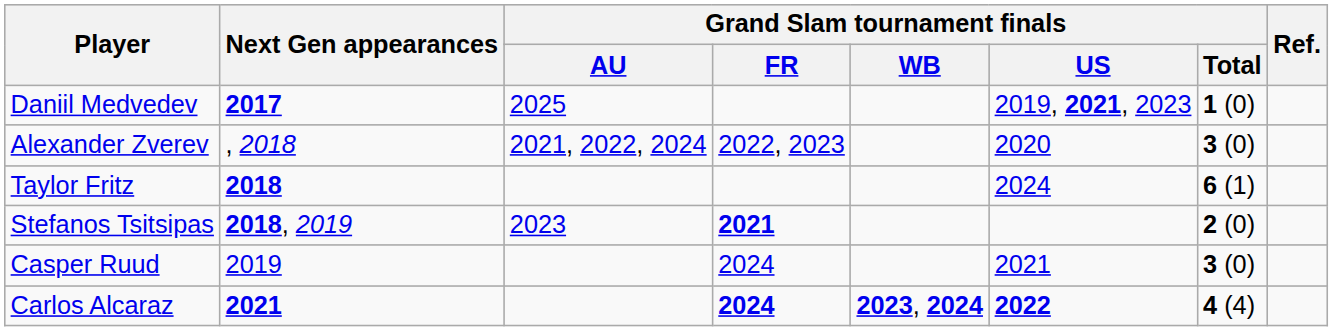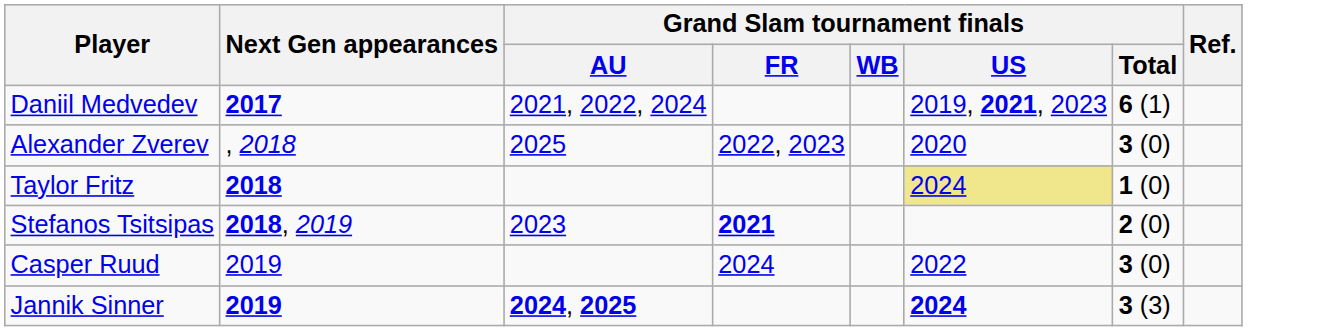(538, 104) 2025 -> (608, 104) 2021, 2022, 2024
(1229, 104) 1 (0) -> (1145, 104) 6 (1)
(608, 144) 2021, 2022, 2024 -> (538, 144) 2025
(1023, 184) no background -> (938, 184) khaki background
(1229, 184) 6 (1) -> (1145, 184) 1 (0)
(1023, 265) 2021 -> (938, 265) 2022
+ row: (87, 305)
- row: (92, 305)
